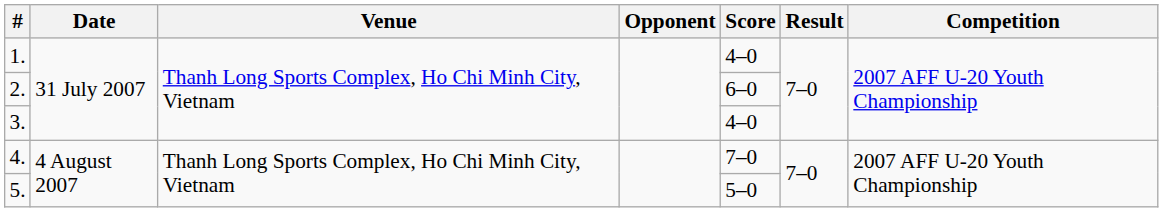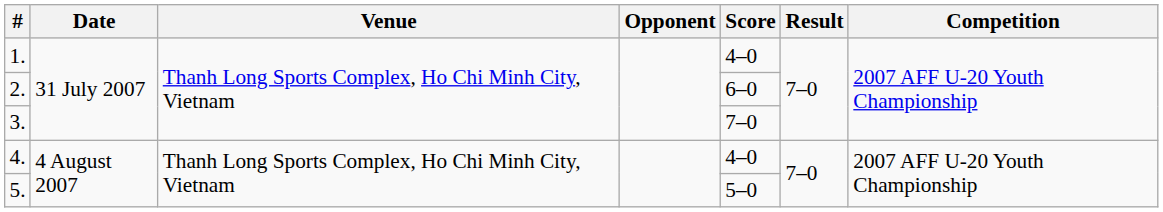(741, 122) 4–0 -> (741, 122) 7–0
(741, 156) 7–0 -> (741, 156) 4–0
